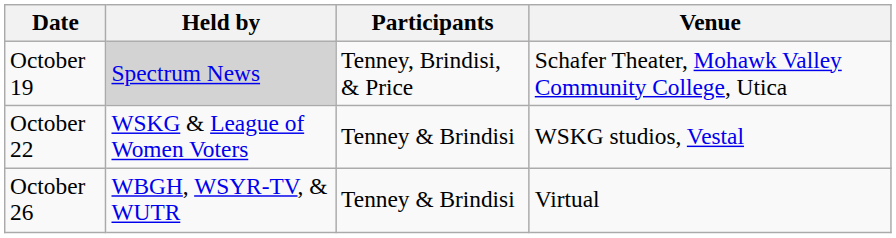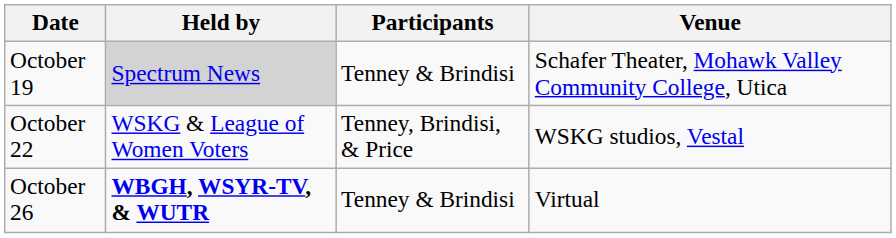(421, 73) Tenney, Brindisi, & Price -> (428, 73) Tenney & Brindisi
(428, 136) Tenney & Brindisi -> (421, 136) Tenney, Brindisi, & Price
(219, 199) normal -> (211, 199) bold
